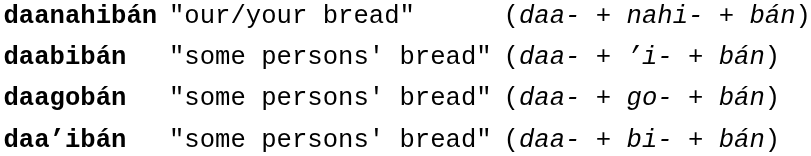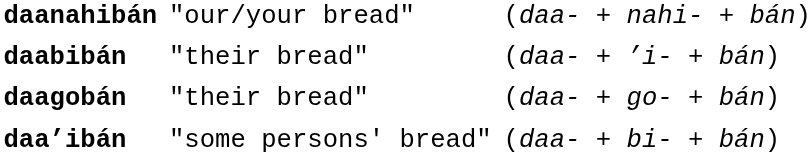(330, 57) "some persons' bread" -> (269, 57) "their bread"
(330, 98) "some persons' bread" -> (269, 98) "their bread"
